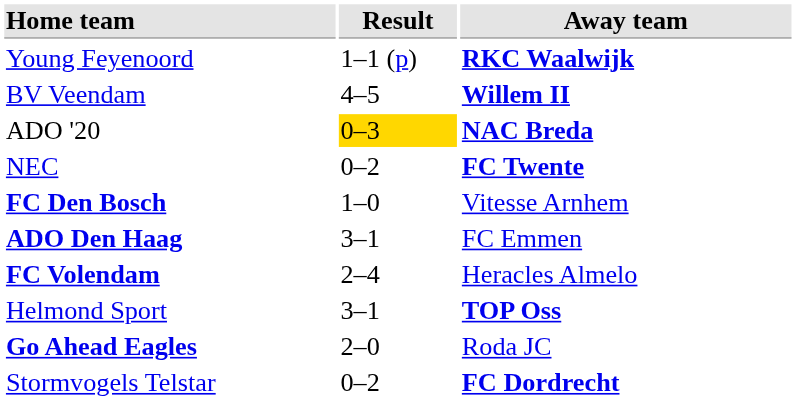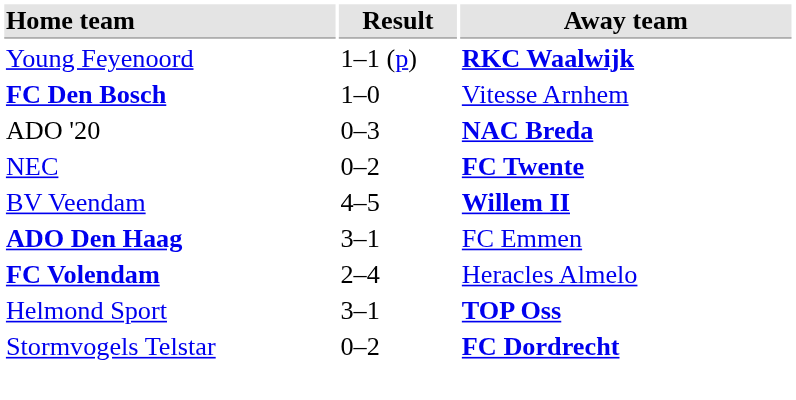rows swapped: (86, 202) <-> (76, 94)
(360, 130) gold background -> (360, 130) no background
- row: (101, 346)
